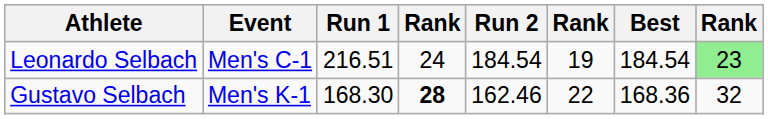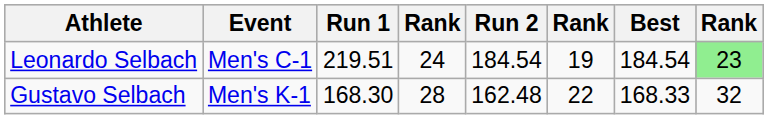(358, 60) 216.51 -> (358, 60) 219.51
(432, 96) bold -> (432, 96) normal
(506, 96) 162.46 -> (506, 96) 162.48
(655, 96) 168.36 -> (655, 96) 168.33
